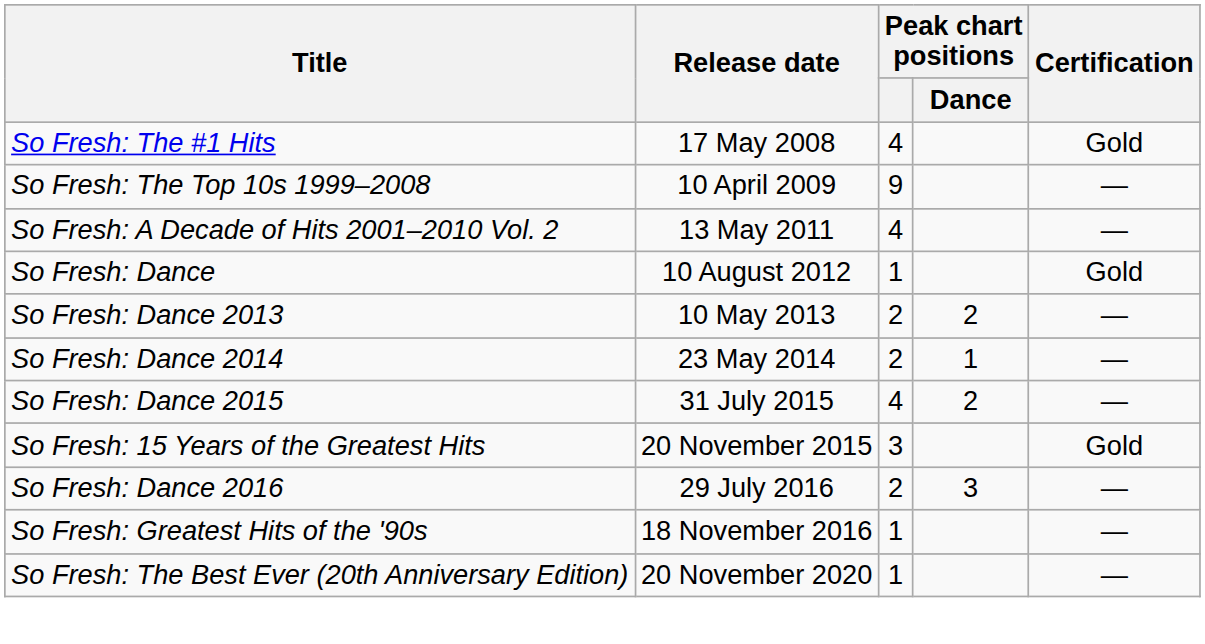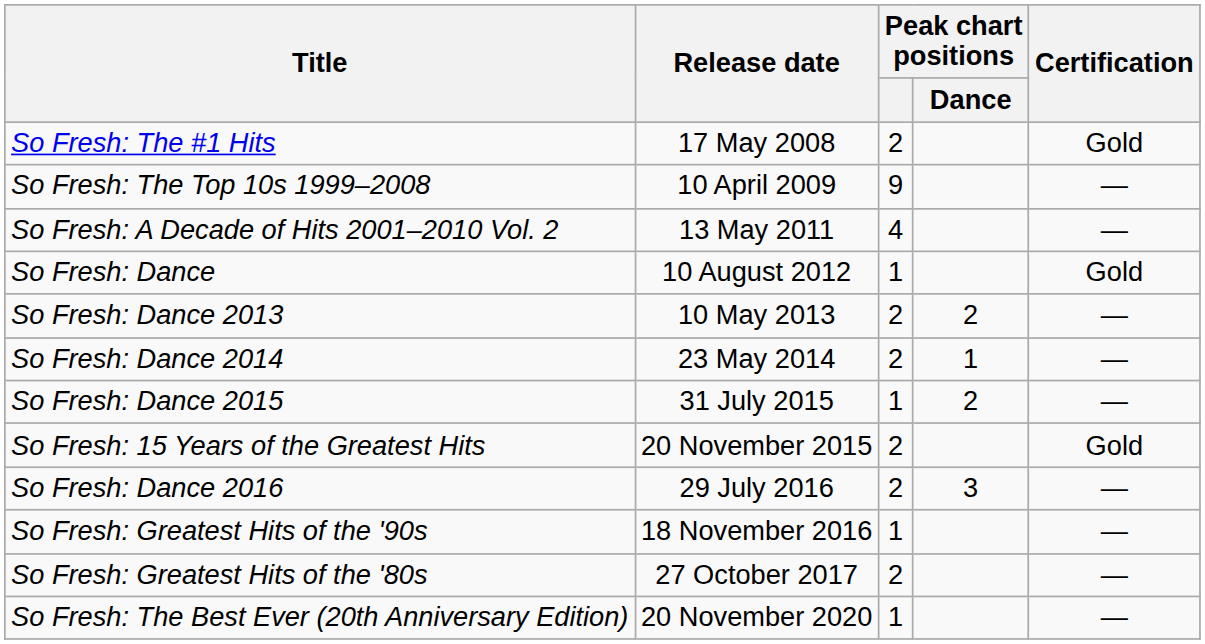(896, 142) 4 -> (896, 142) 2
(896, 401) 4 -> (896, 401) 1
(896, 444) 3 -> (896, 444) 2
+ row: (219, 574)
